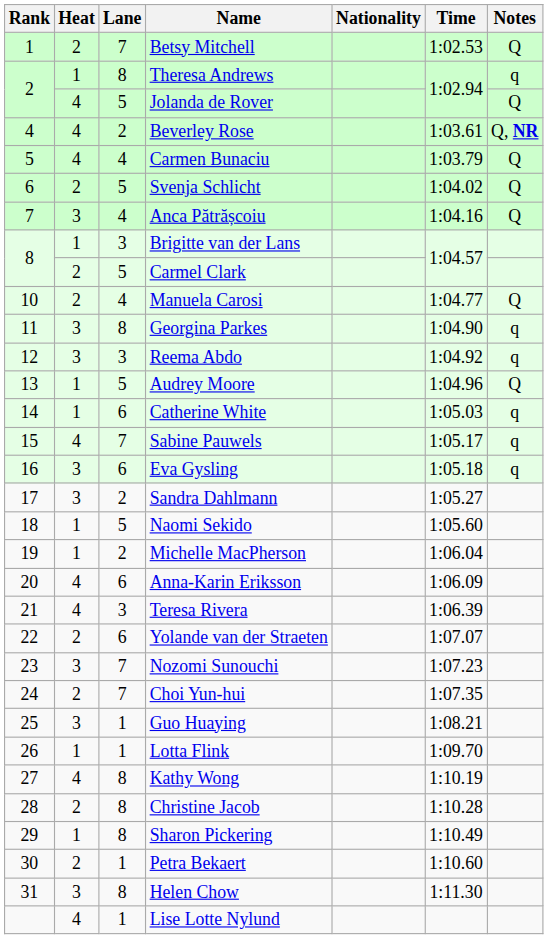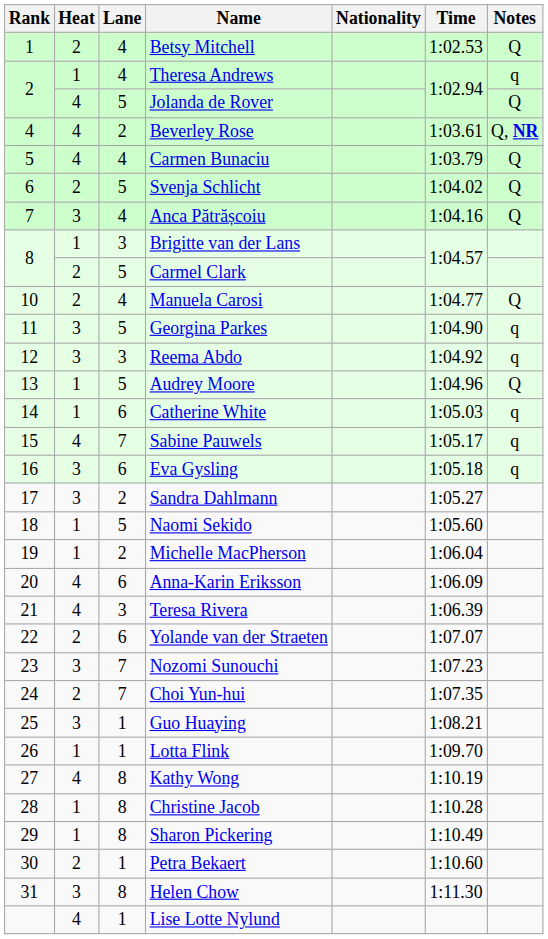(122, 46) 7 -> (122, 46) 4
(122, 74) 8 -> (122, 74) 4
(122, 328) 8 -> (122, 328) 5
(77, 807) 2 -> (77, 807) 1
